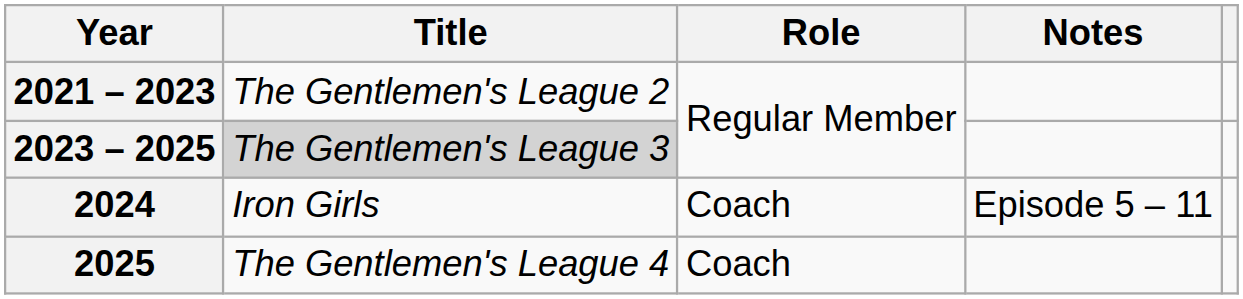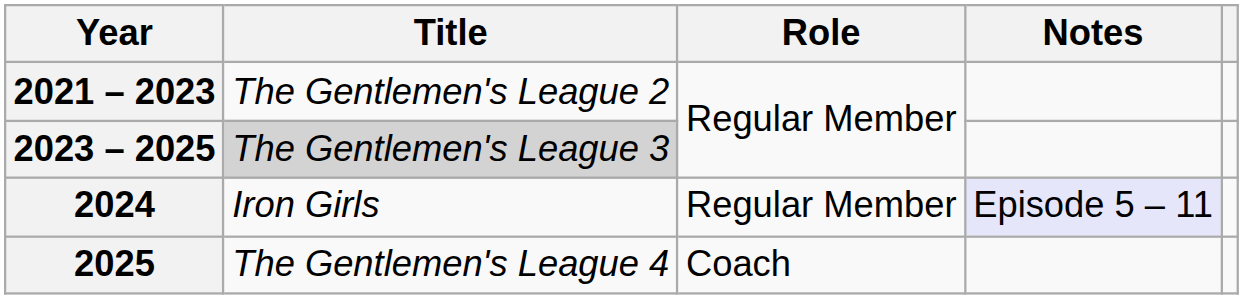(738, 206) Coach -> (821, 206) Regular Member
(1093, 206) no background -> (1093, 206) lavender background
